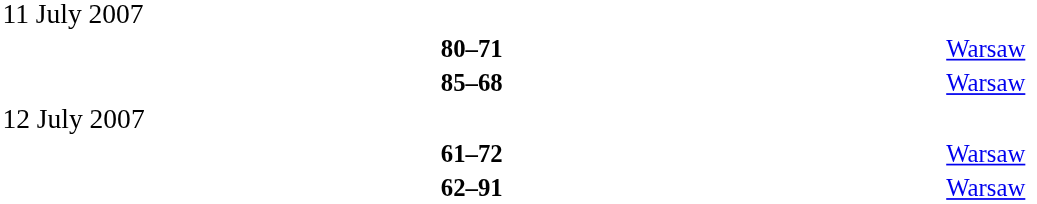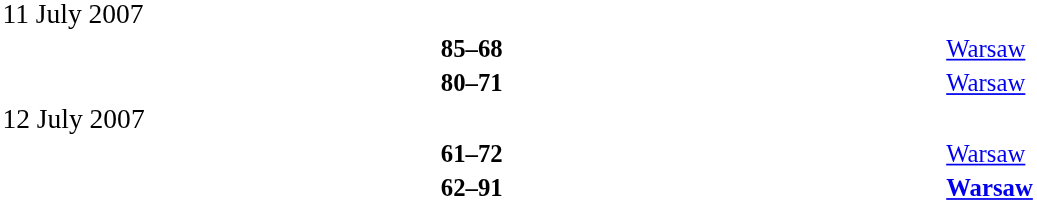rows swapped: (189, 49) <-> (189, 84)
(986, 188) normal -> (990, 188) bold
